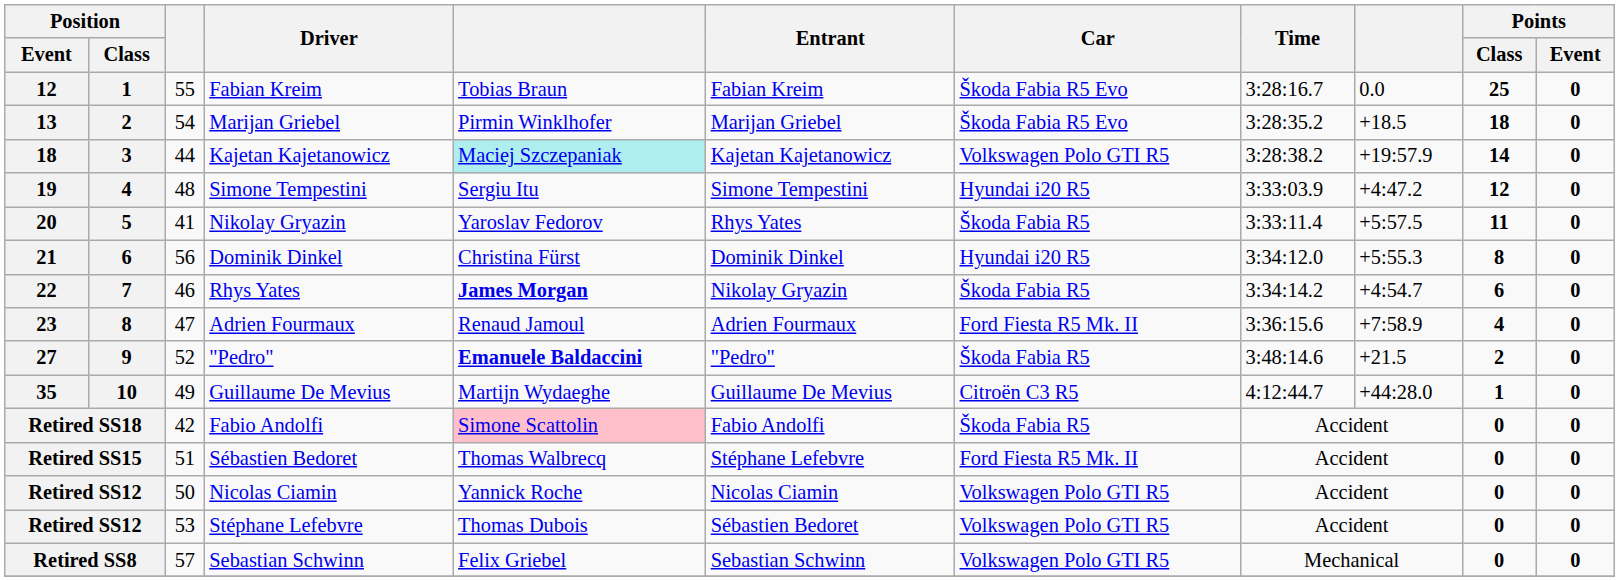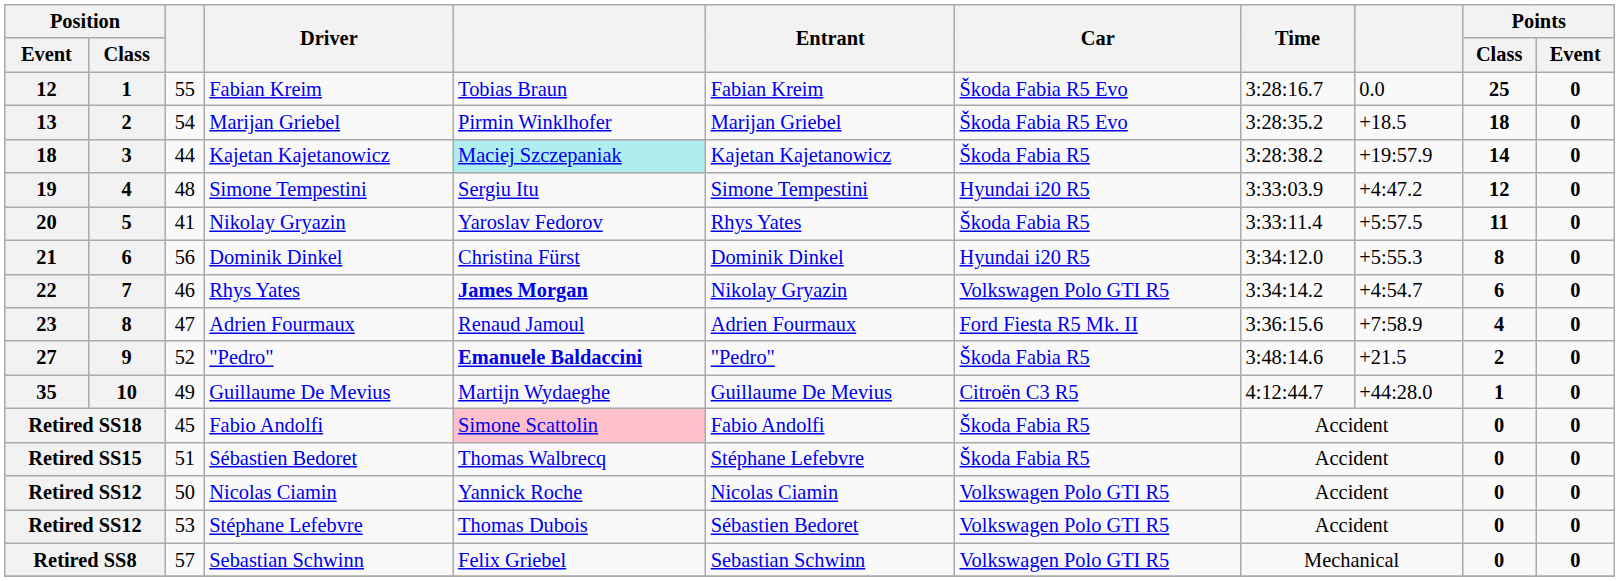(1064, 155) Volkswagen Polo GTI R5 -> (1025, 155) Škoda Fabia R5
(1025, 290) Škoda Fabia R5 -> (1064, 290) Volkswagen Polo GTI R5
(185, 424) 42 -> (185, 424) 45
(1049, 458) Ford Fiesta R5 Mk. II -> (1025, 458) Škoda Fabia R5
